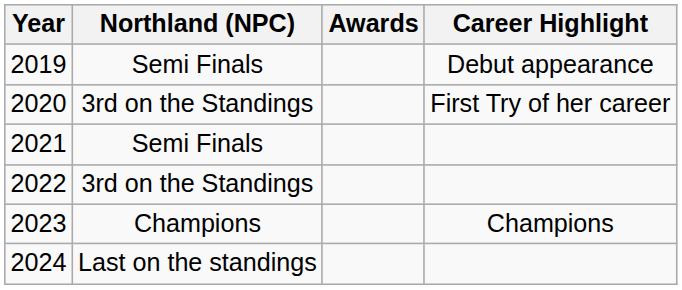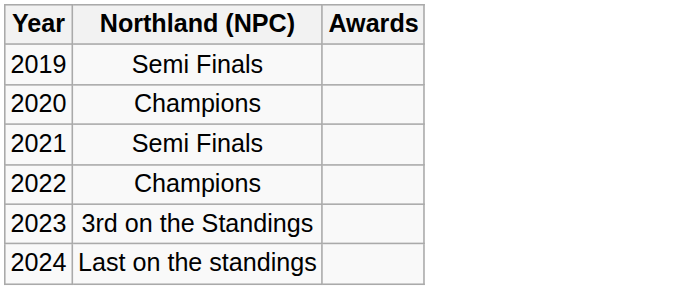- column: (550, 24)
(197, 104) 3rd on the Standings -> (197, 104) Champions
(197, 183) 3rd on the Standings -> (197, 183) Champions
(197, 223) Champions -> (197, 223) 3rd on the Standings
